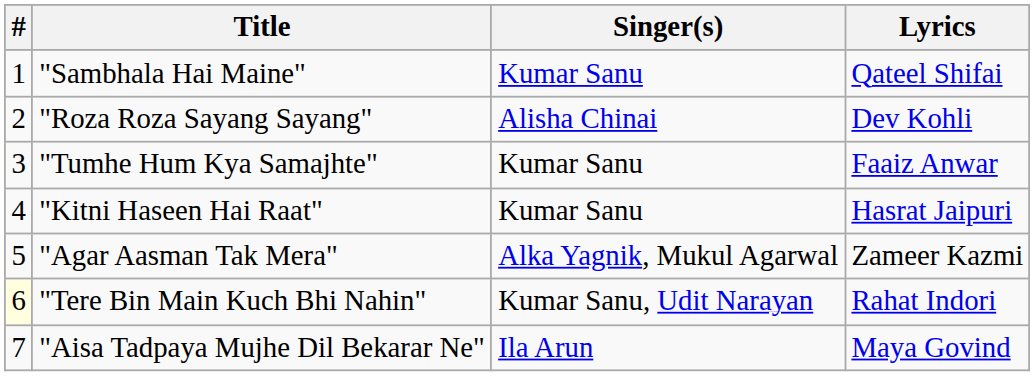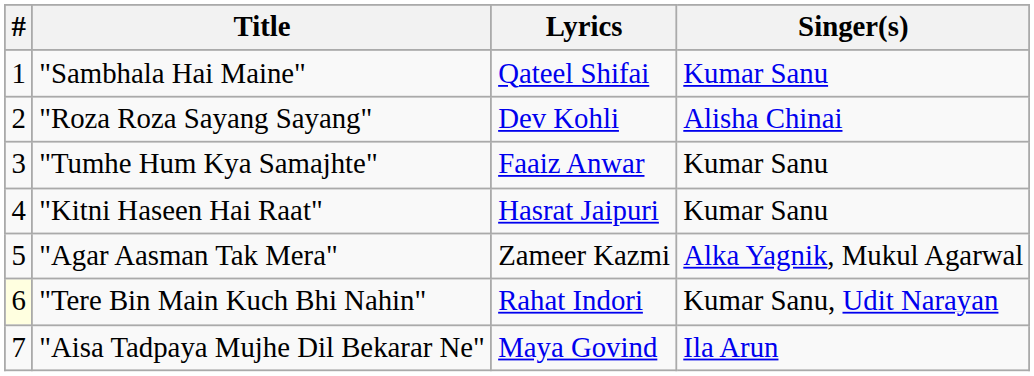columns swapped: (668, 27) <-> (937, 27)
